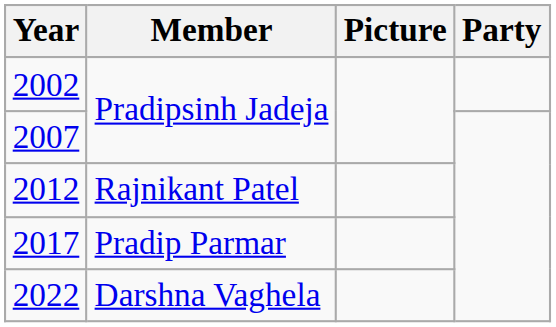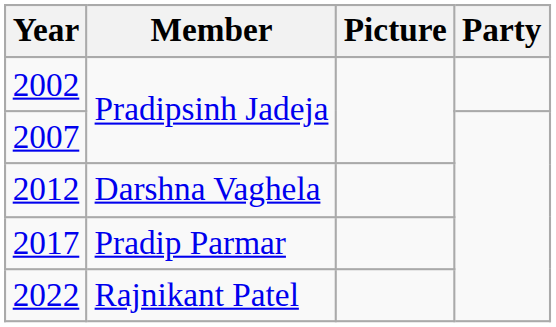(197, 189) Rajnikant Patel -> (208, 189) Darshna Vaghela
(208, 294) Darshna Vaghela -> (197, 294) Rajnikant Patel
